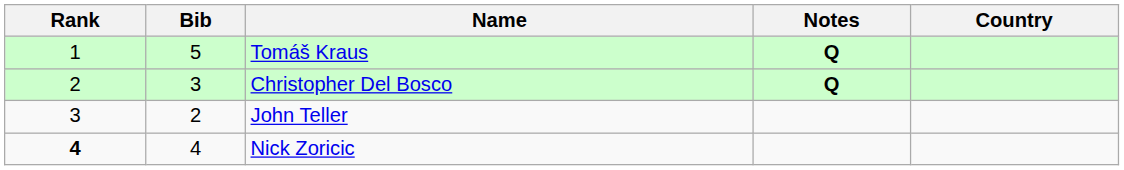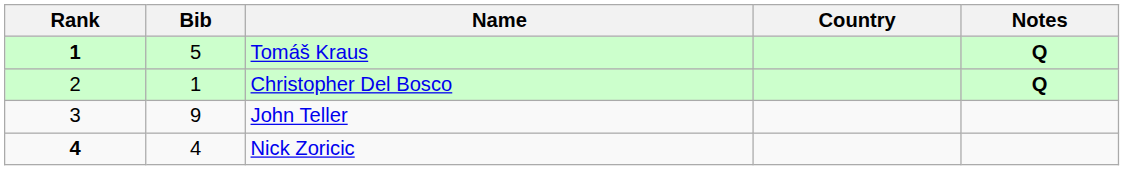columns swapped: (1014, 20) <-> (832, 20)
(75, 52) normal -> (75, 52) bold
(196, 84) 3 -> (196, 84) 1
(196, 116) 2 -> (196, 116) 9
